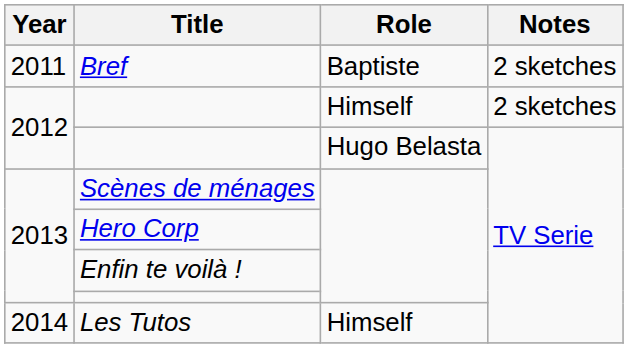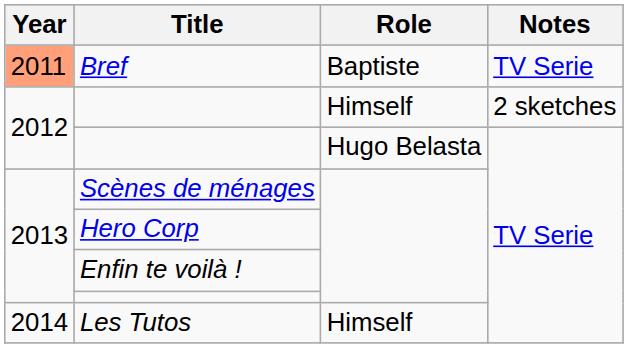(38, 65) no background -> (38, 65) lightsalmon background
(555, 65) 2 sketches -> (543, 65) TV Serie
